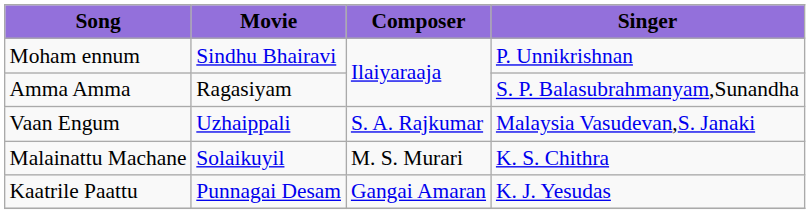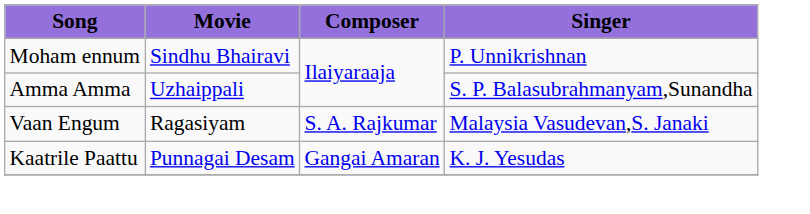(244, 89) Ragasiyam -> (197, 89) Uzhaippali
(243, 123) Uzhaippali -> (198, 123) Ragasiyam
- row: (98, 157)
